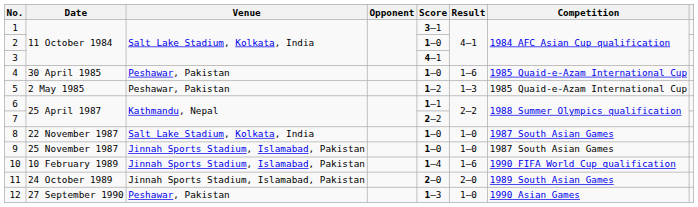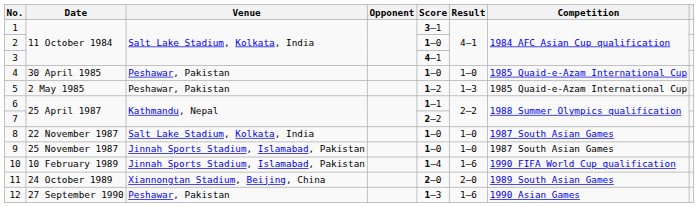(468, 73) 1–6 -> (468, 73) 1–0
(247, 180) Jinnah Sports Stadium, Islamabad, Pakistan -> (227, 180) Xiannongtan Stadium, Beijing, China
(468, 195) 1–0 -> (468, 195) 1–6
